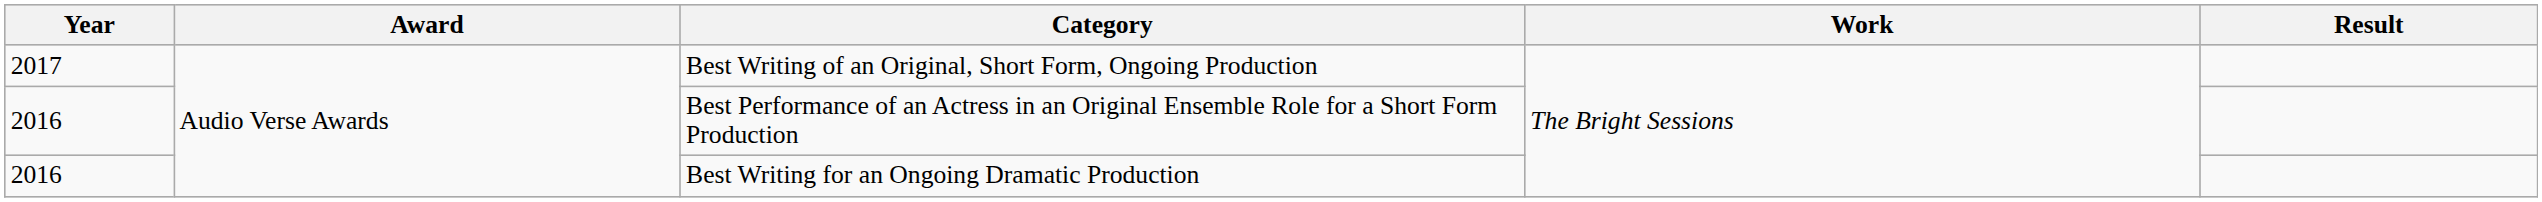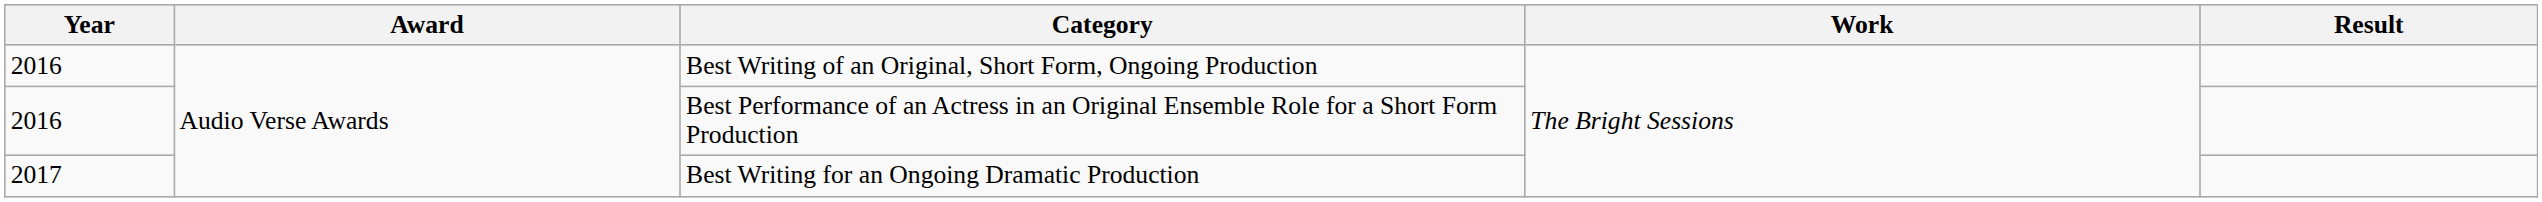(36, 65) 2017 -> (36, 65) 2016
(36, 175) 2016 -> (36, 175) 2017
